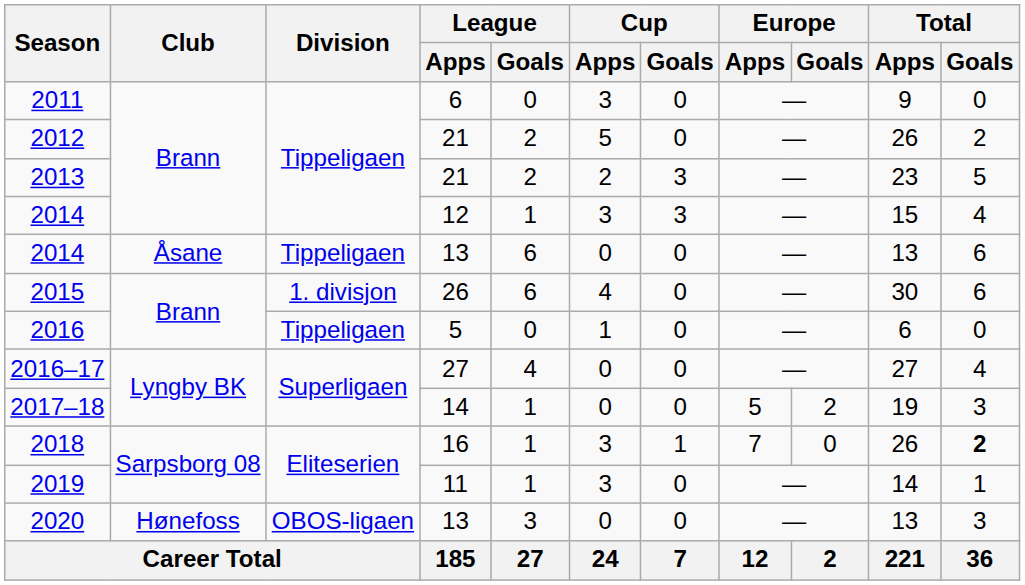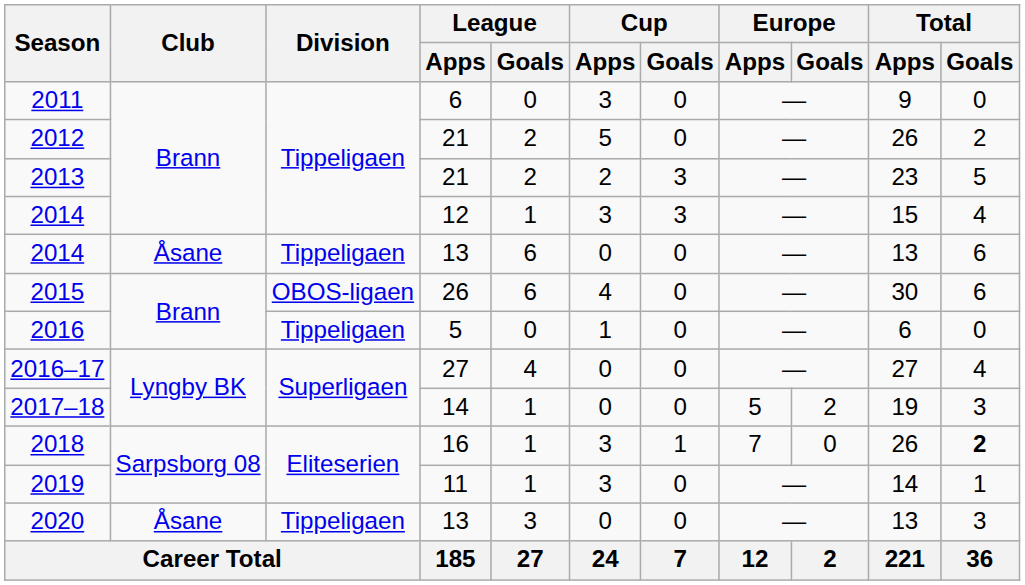(343, 291) 1. divisjon -> (343, 291) OBOS-ligaen
(188, 521) Hønefoss -> (188, 521) Åsane
(343, 521) OBOS-ligaen -> (343, 521) Tippeligaen
